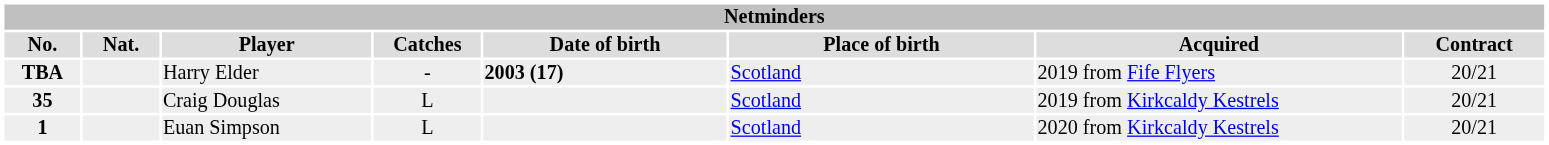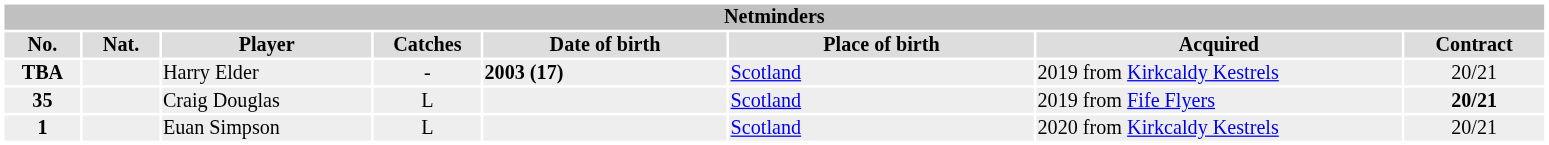(1126, 72) 2019 from Fife Flyers -> (1158, 72) 2019 from Kirkcaldy Kestrels
(1158, 100) 2019 from Kirkcaldy Kestrels -> (1126, 100) 2019 from Fife Flyers
(1474, 100) normal -> (1474, 100) bold
